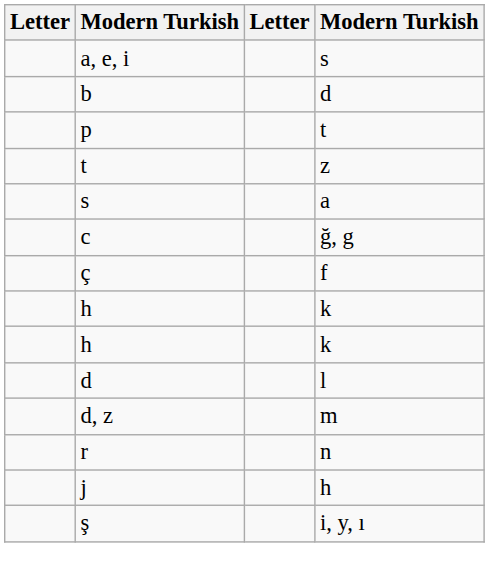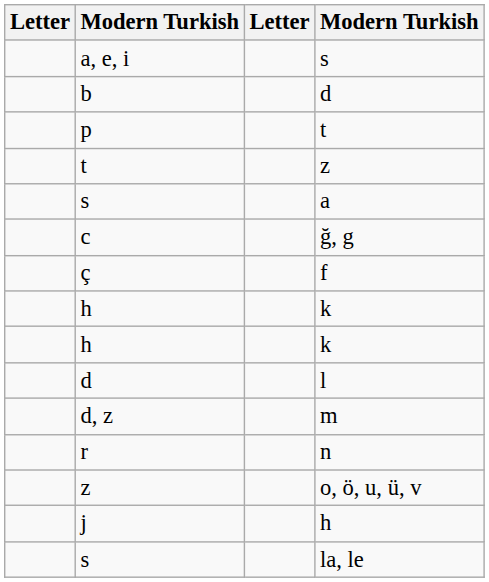+ row: (85, 487)
+ row: (85, 559)
- row: (85, 523)
